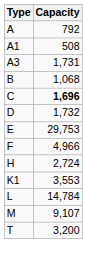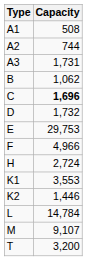- row: (10, 29)
+ row: (13, 46)
(66, 79) 1,068 -> (66, 79) 1,062
+ row: (13, 197)
